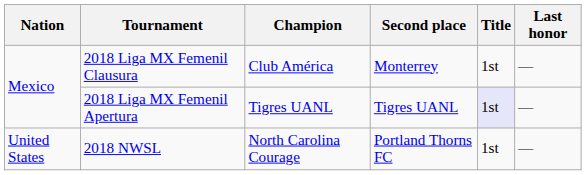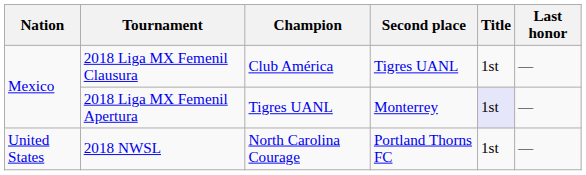(406, 66) Monterrey -> (416, 66) Tigres UANL
(416, 107) Tigres UANL -> (406, 107) Monterrey
